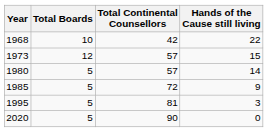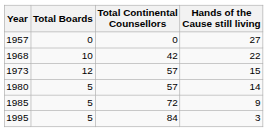+ row: (17, 40)
(172, 103) 81 -> (172, 118) 84
- row: (17, 118)
